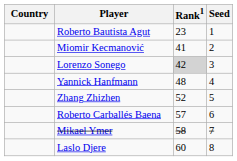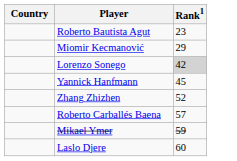- column: (219, 14)
(181, 48) 41 -> (181, 48) 29
(181, 81) 48 -> (181, 81) 45
(181, 131) 58 -> (181, 131) 59
